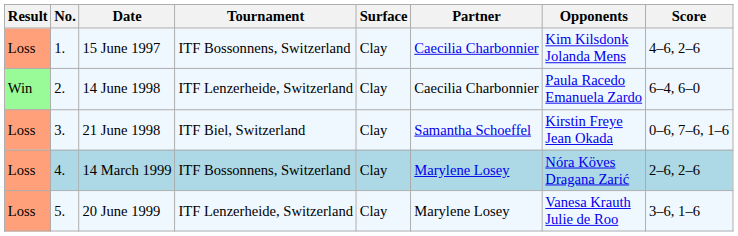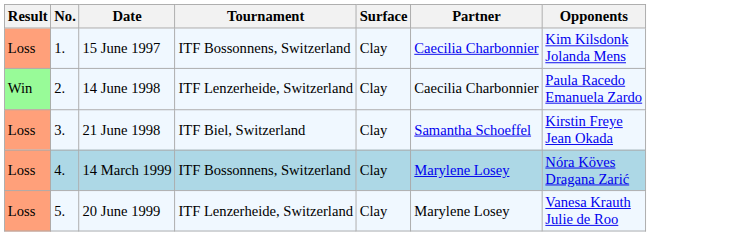- column: (689, 15)
